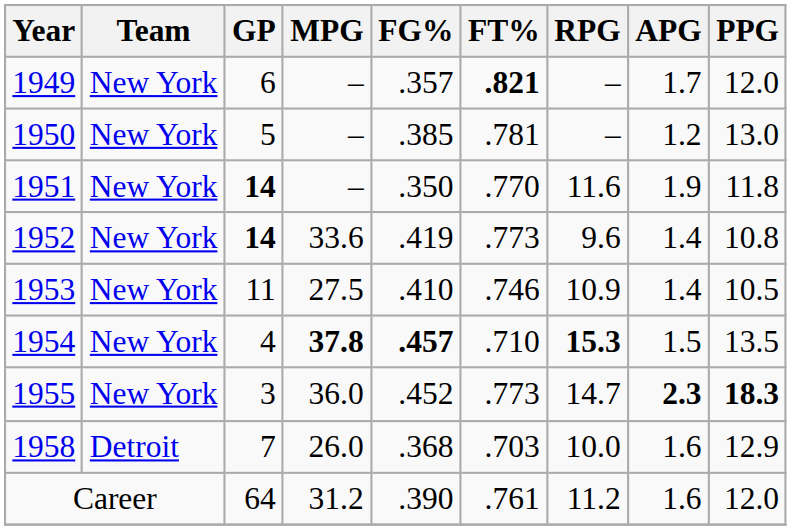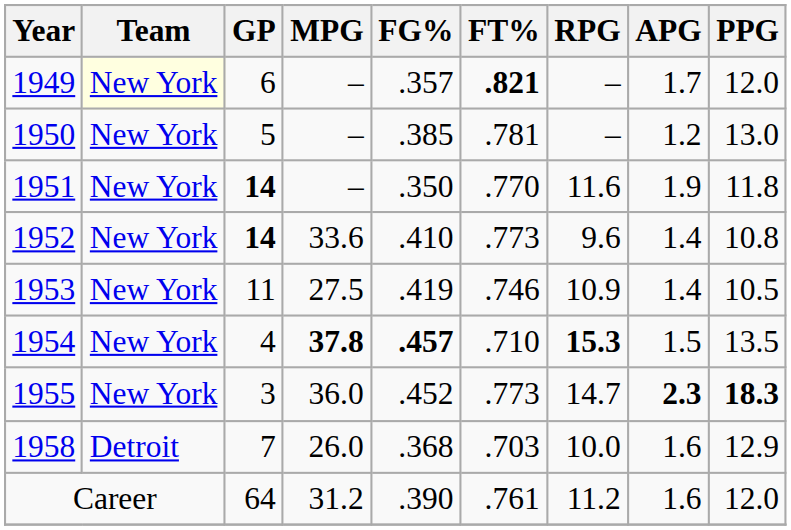(154, 82) no background -> (154, 82) lightyellow background
(426, 238) .419 -> (426, 238) .410
(426, 290) .410 -> (426, 290) .419
